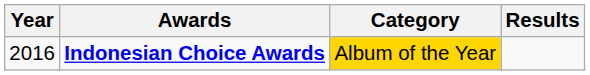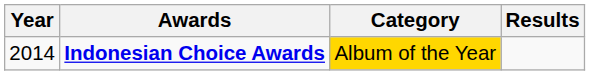(32, 53) 2016 -> (32, 53) 2014
